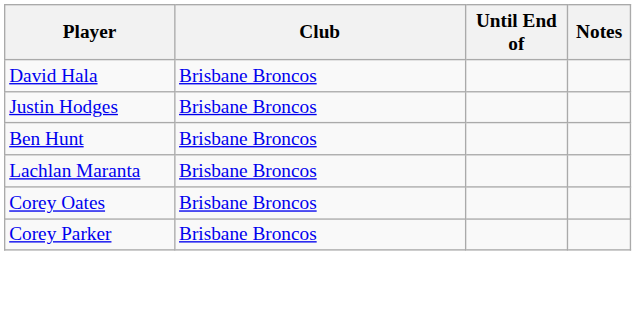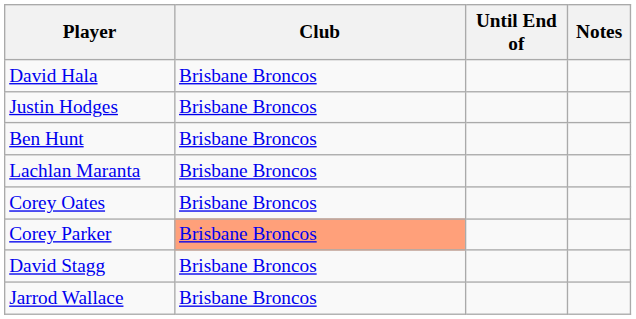(248, 234) no background -> (248, 234) lightsalmon background
+ row: (57, 266)
+ row: (66, 298)
